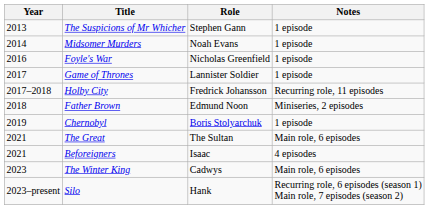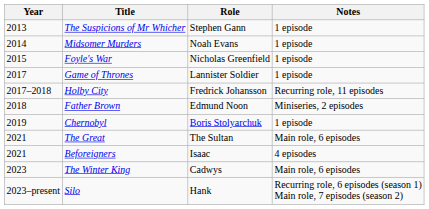(17, 59) 2016 -> (17, 59) 2015
